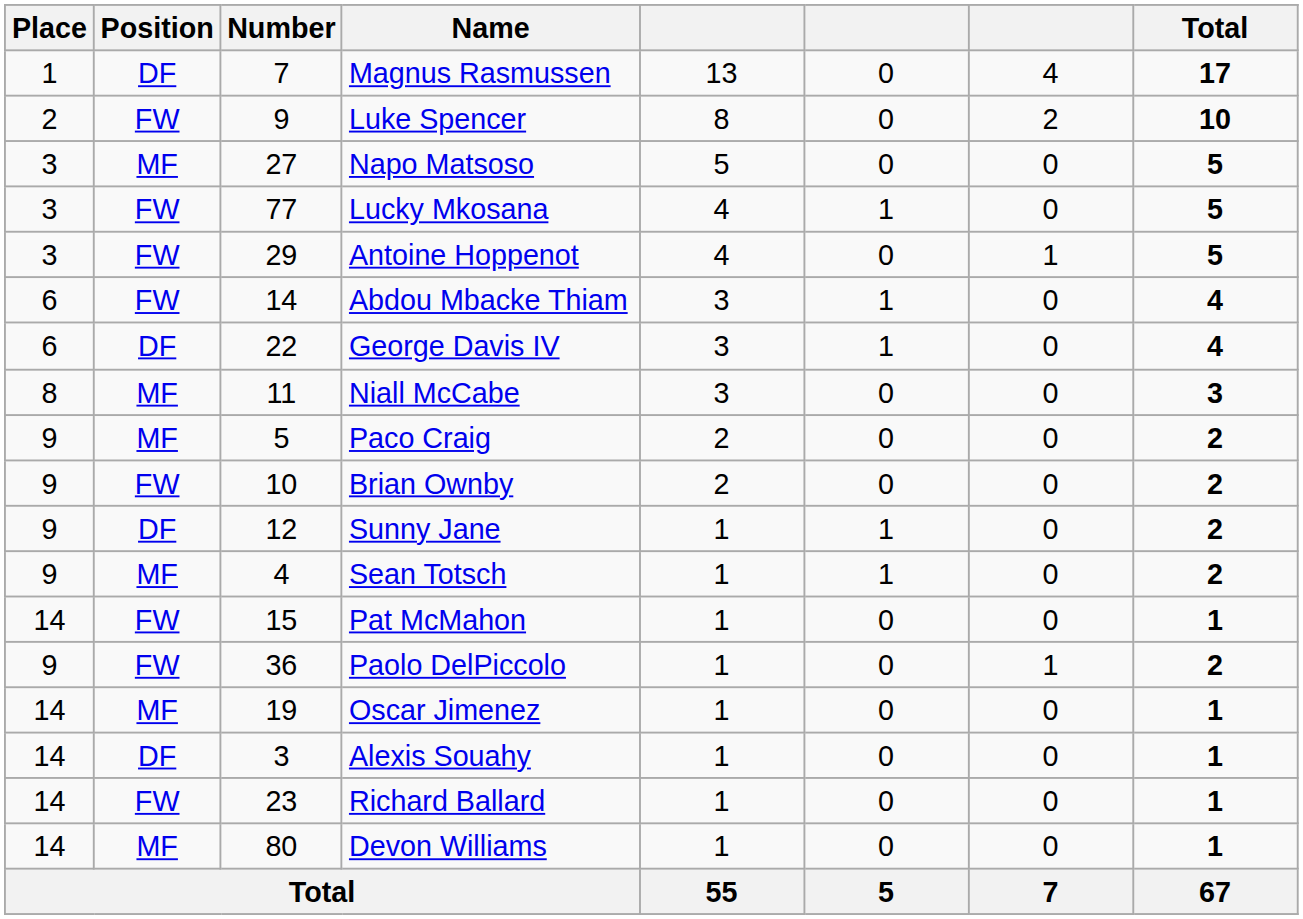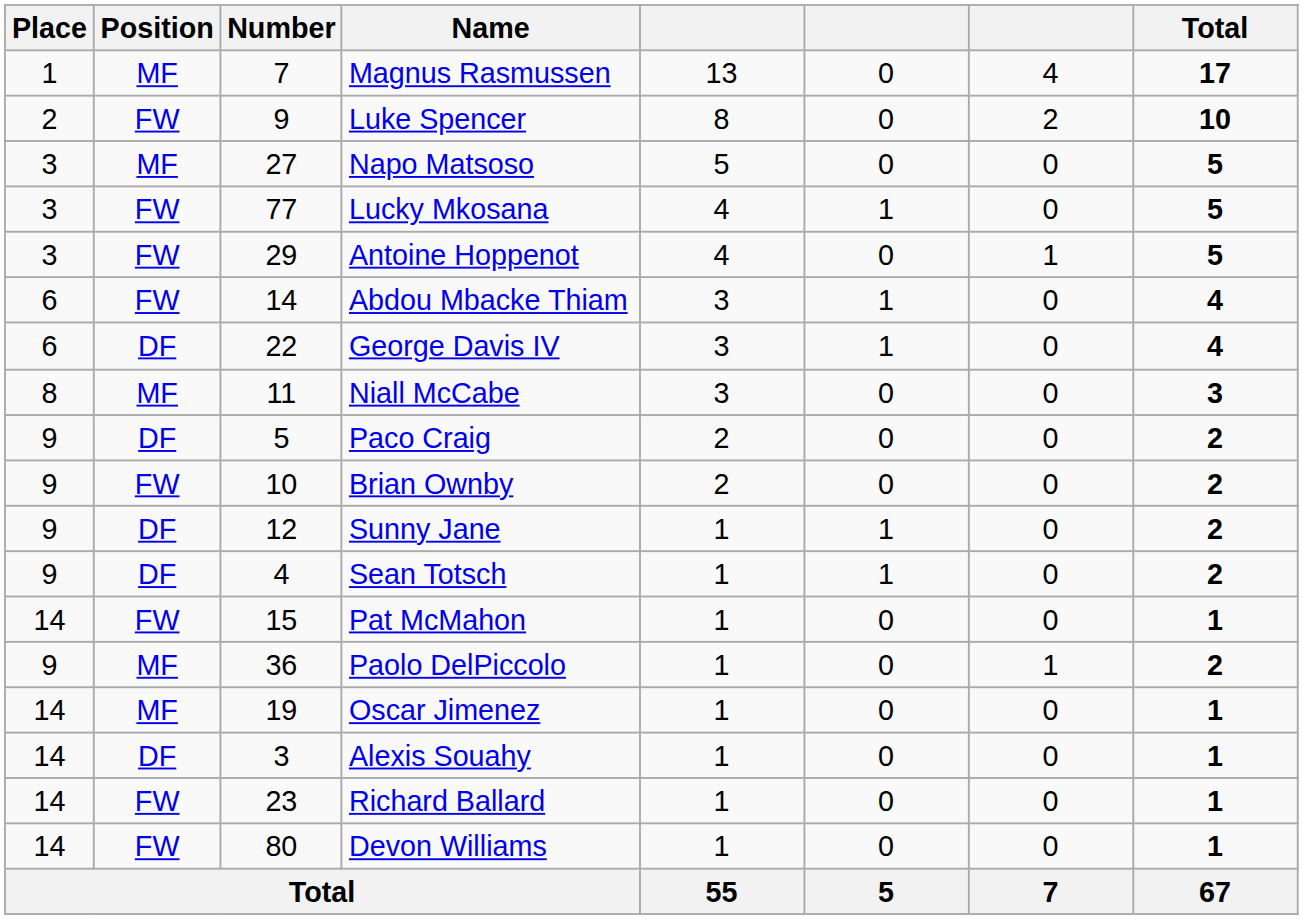(157, 73) DF -> (157, 73) MF
(157, 437) MF -> (157, 437) DF
(157, 574) MF -> (157, 574) DF
(157, 665) FW -> (157, 665) MF
(157, 846) MF -> (157, 846) FW
